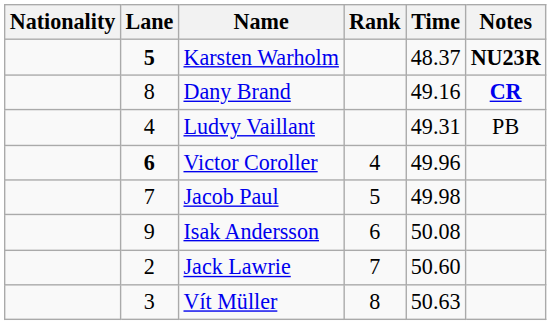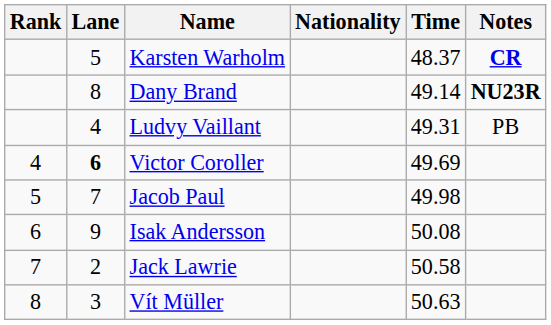columns swapped: (375, 22) <-> (63, 22)
(149, 57) bold -> (95, 57) normal
(506, 57) NU23R -> (506, 57) CR
(436, 92) 49.16 -> (436, 92) 49.14
(506, 92) CR -> (506, 92) NU23R
(436, 162) 49.96 -> (436, 162) 49.69
(436, 267) 50.60 -> (436, 267) 50.58
